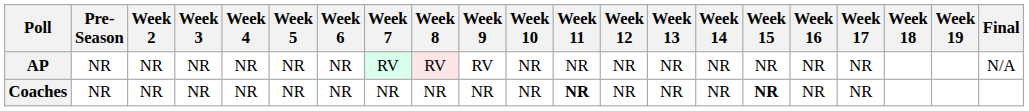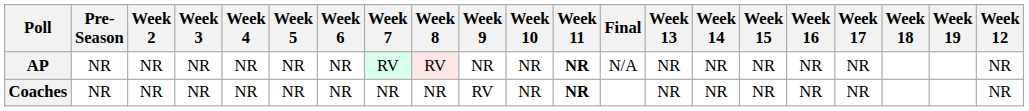columns swapped: (624, 28) <-> (1001, 28)
(482, 65) RV -> (482, 65) NR
(577, 65) normal -> (577, 65) bold
(482, 92) NR -> (482, 92) RV
(766, 92) bold -> (763, 92) normal
